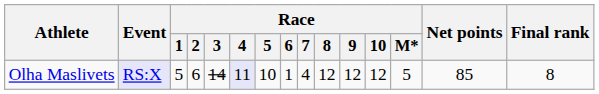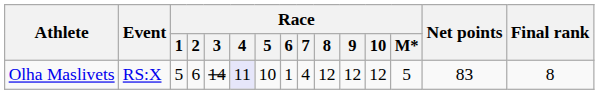(142, 75) lavender background -> (142, 75) no background
(465, 75) 85 -> (465, 75) 83
